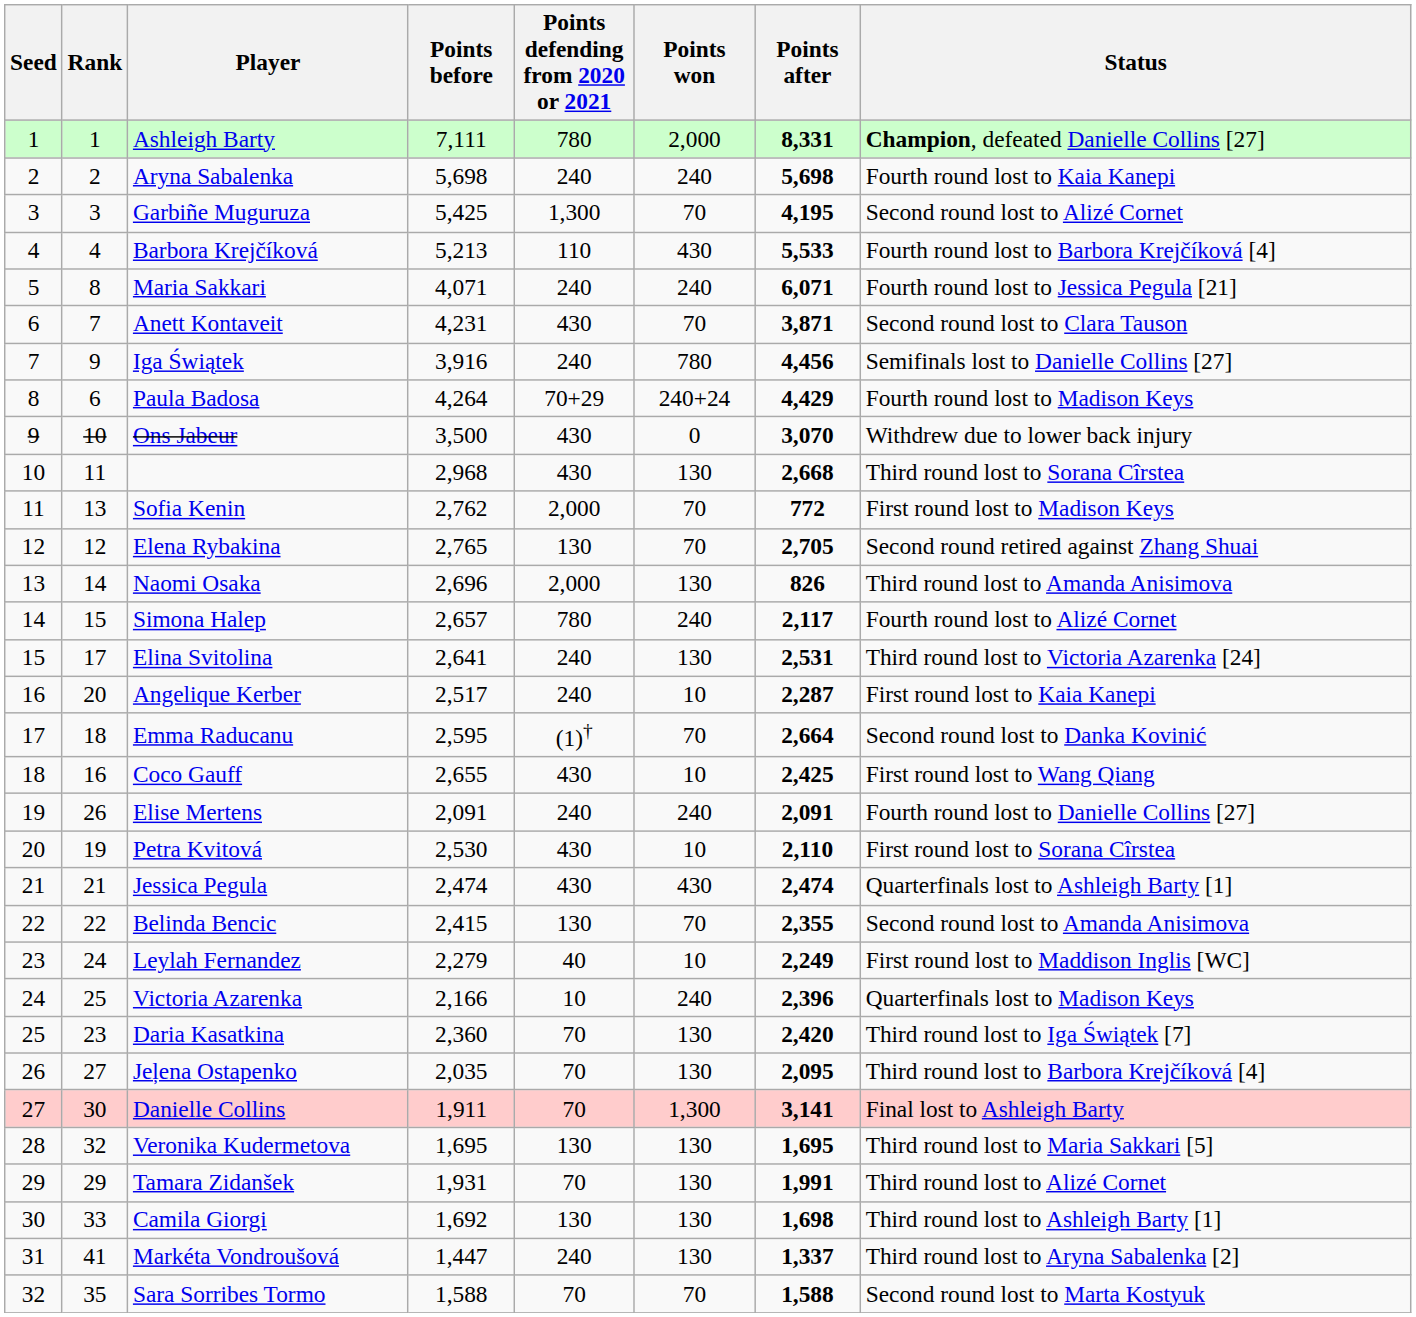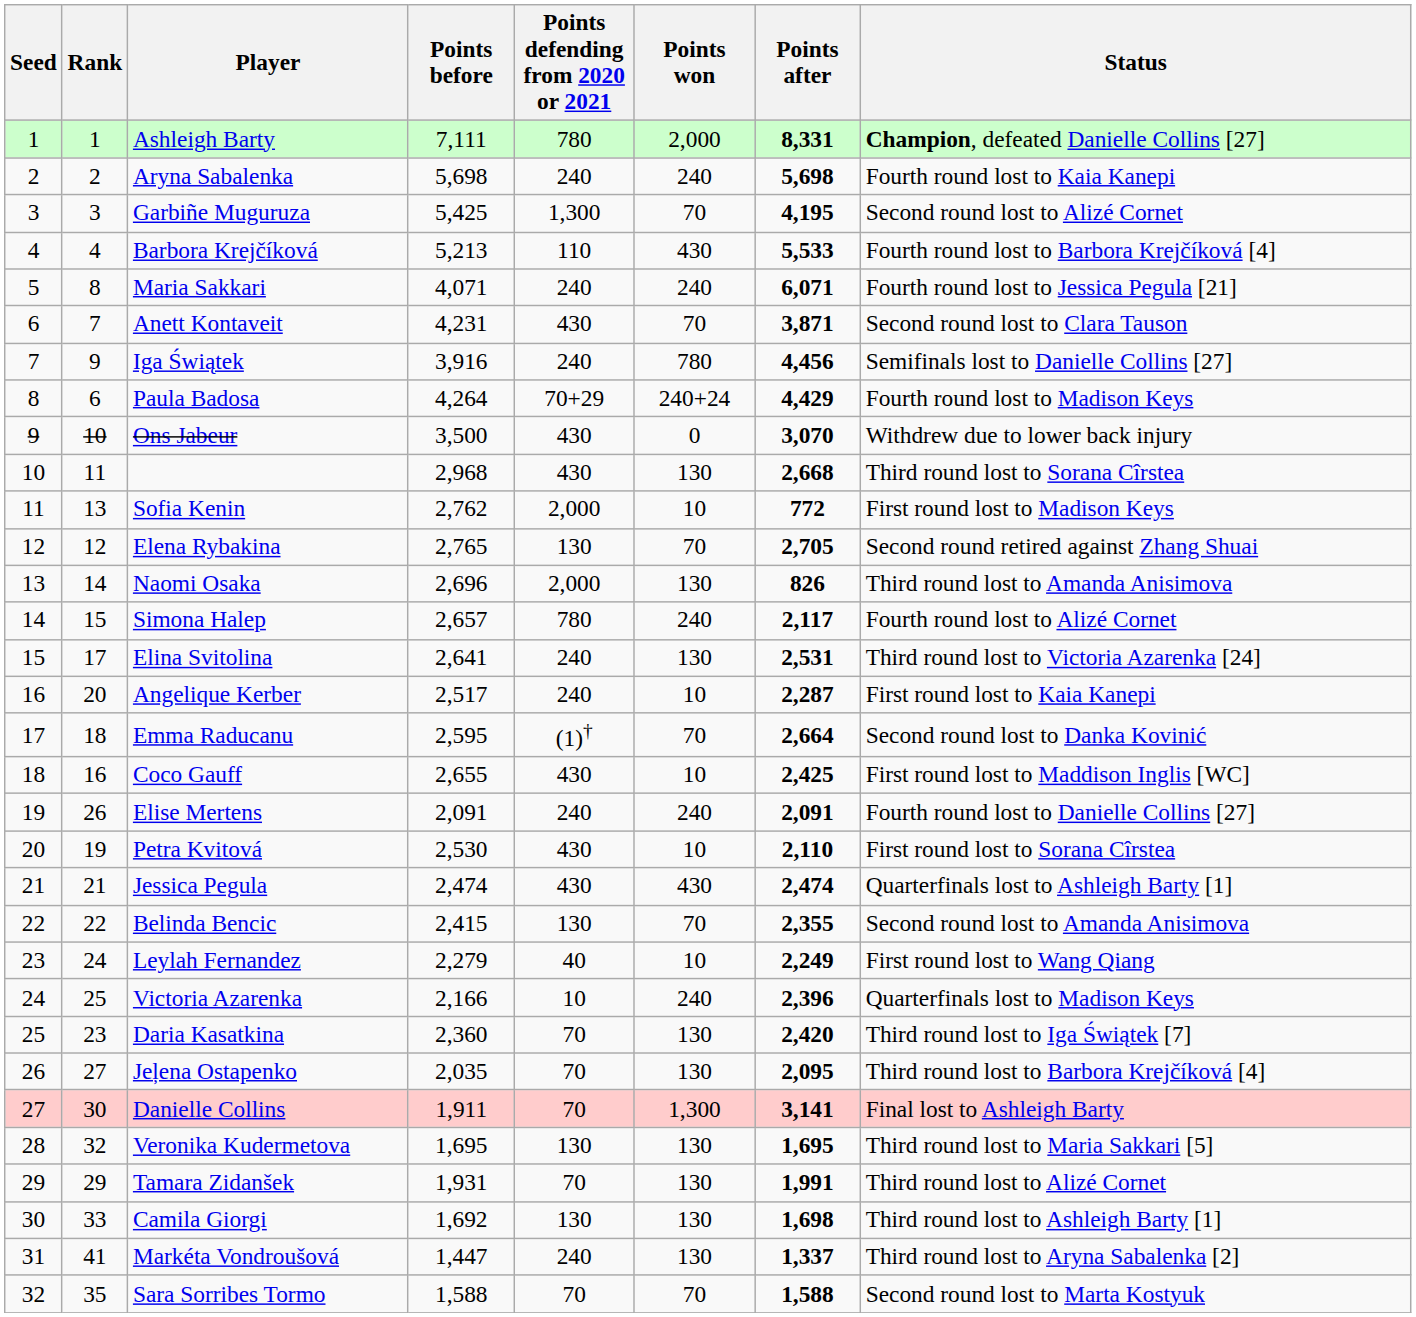(694, 509) 70 -> (694, 509) 10
(1010, 775) First round lost to Wang Qiang -> (1058, 775) First round lost to Maddison Inglis [WC]
(1058, 960) First round lost to Maddison Inglis [WC] -> (1010, 960) First round lost to Wang Qiang
